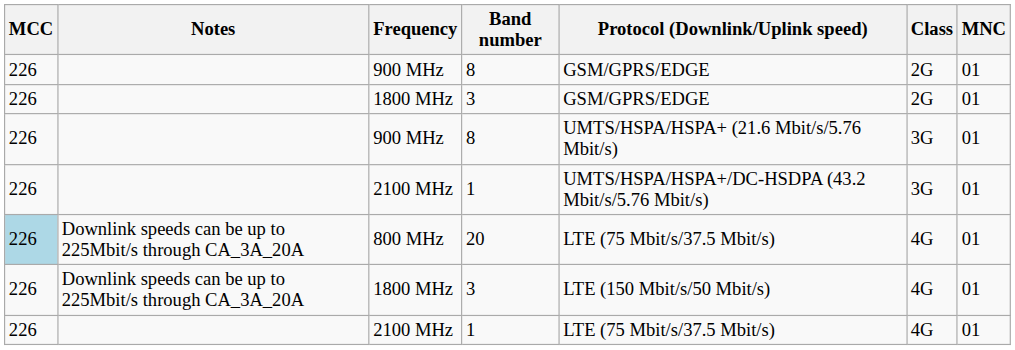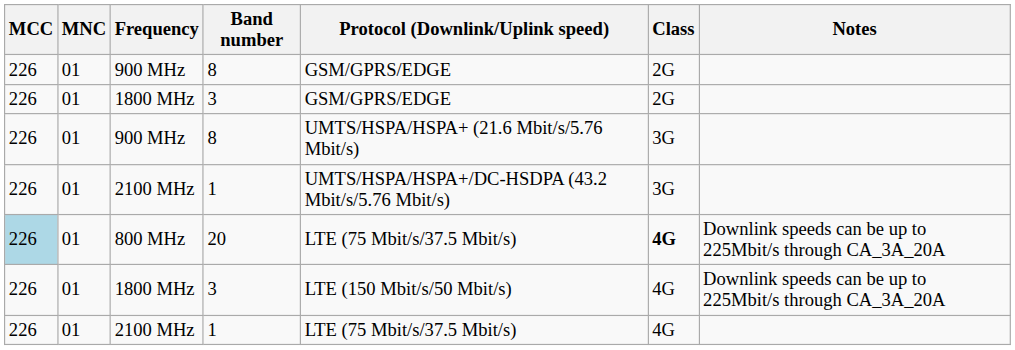columns swapped: (984, 29) <-> (213, 29)
(922, 239) normal -> (664, 239) bold
